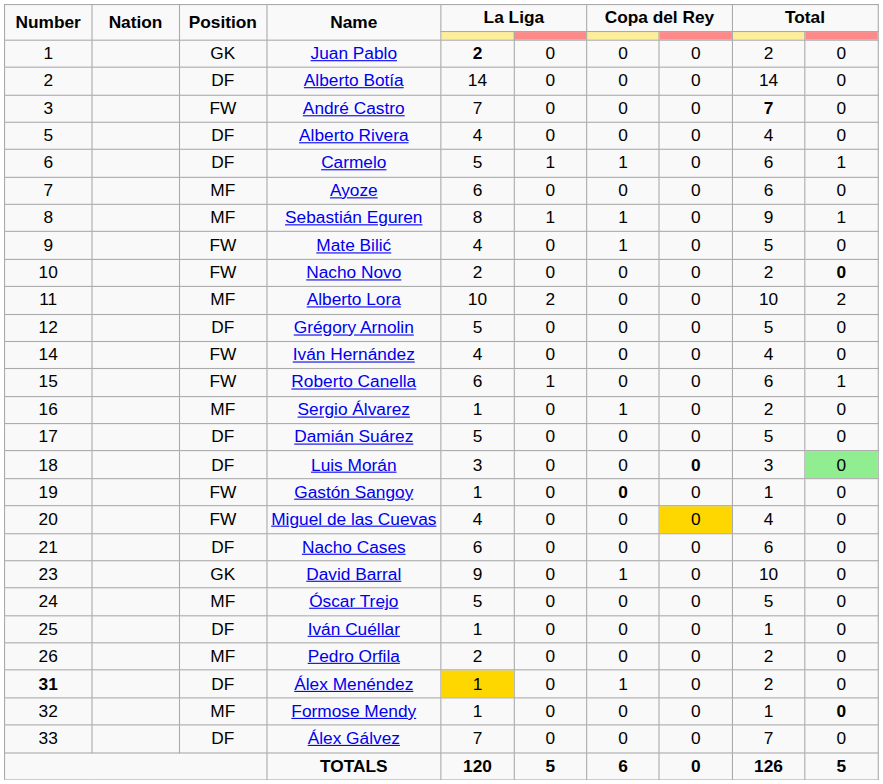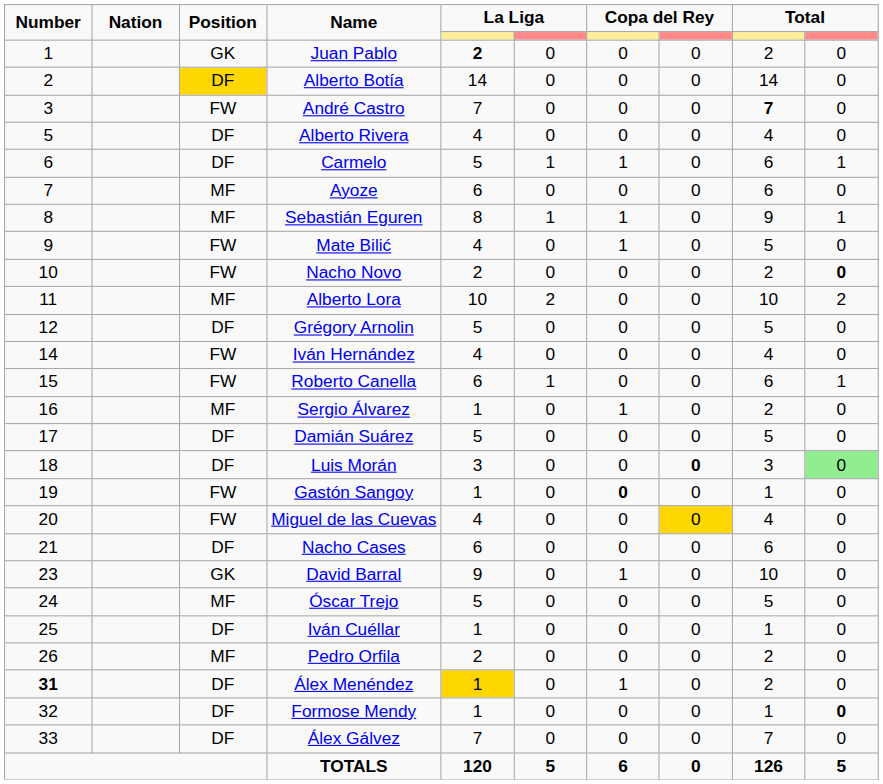(223, 80) no background -> (223, 80) gold background
(223, 711) MF -> (223, 711) DF
